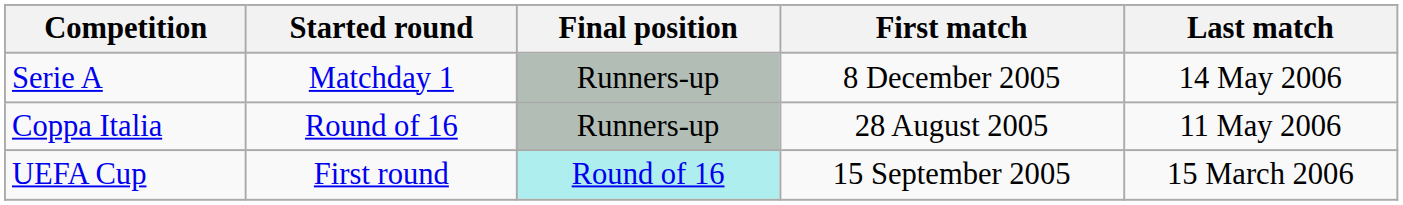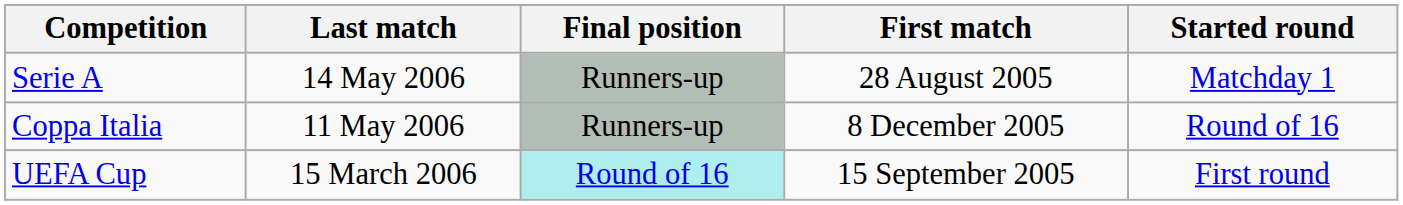columns swapped: (381, 28) <-> (1260, 28)
(952, 77) 8 December 2005 -> (956, 77) 28 August 2005
(952, 125) 28 August 2005 -> (956, 125) 8 December 2005
